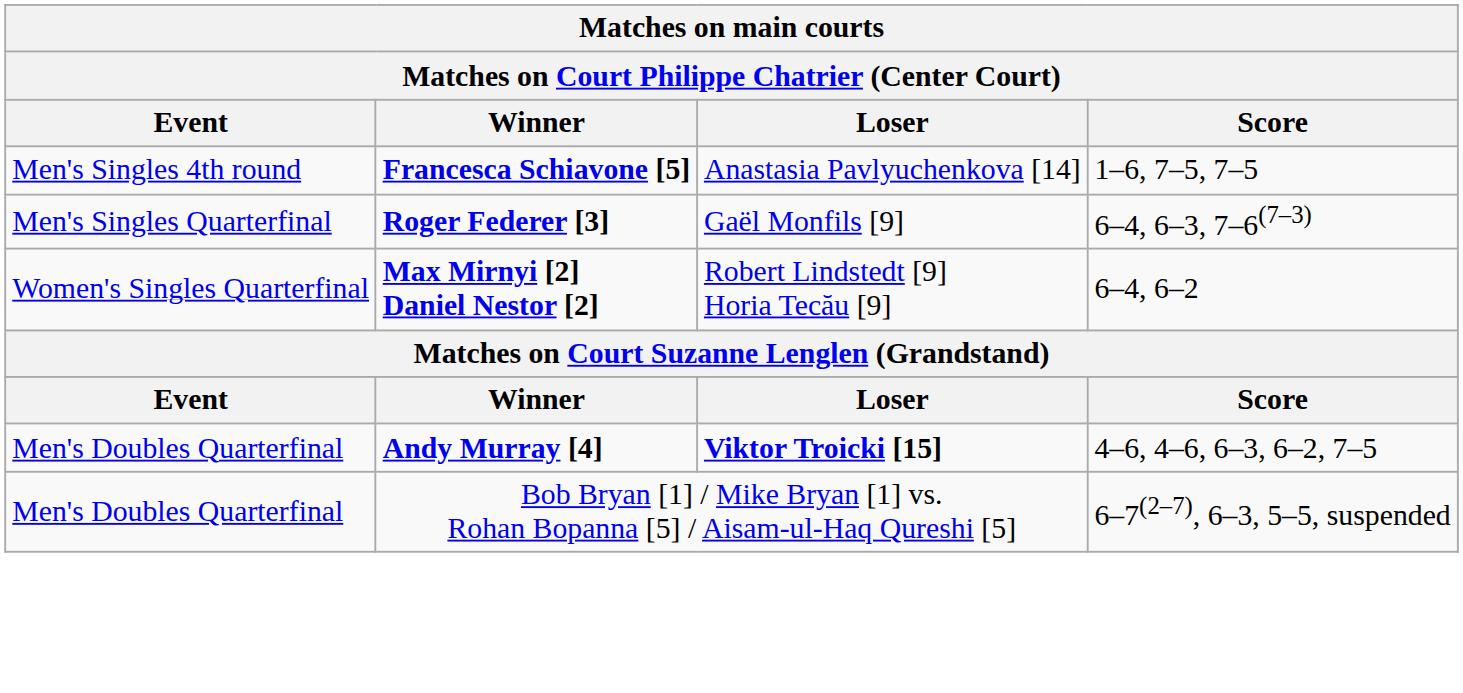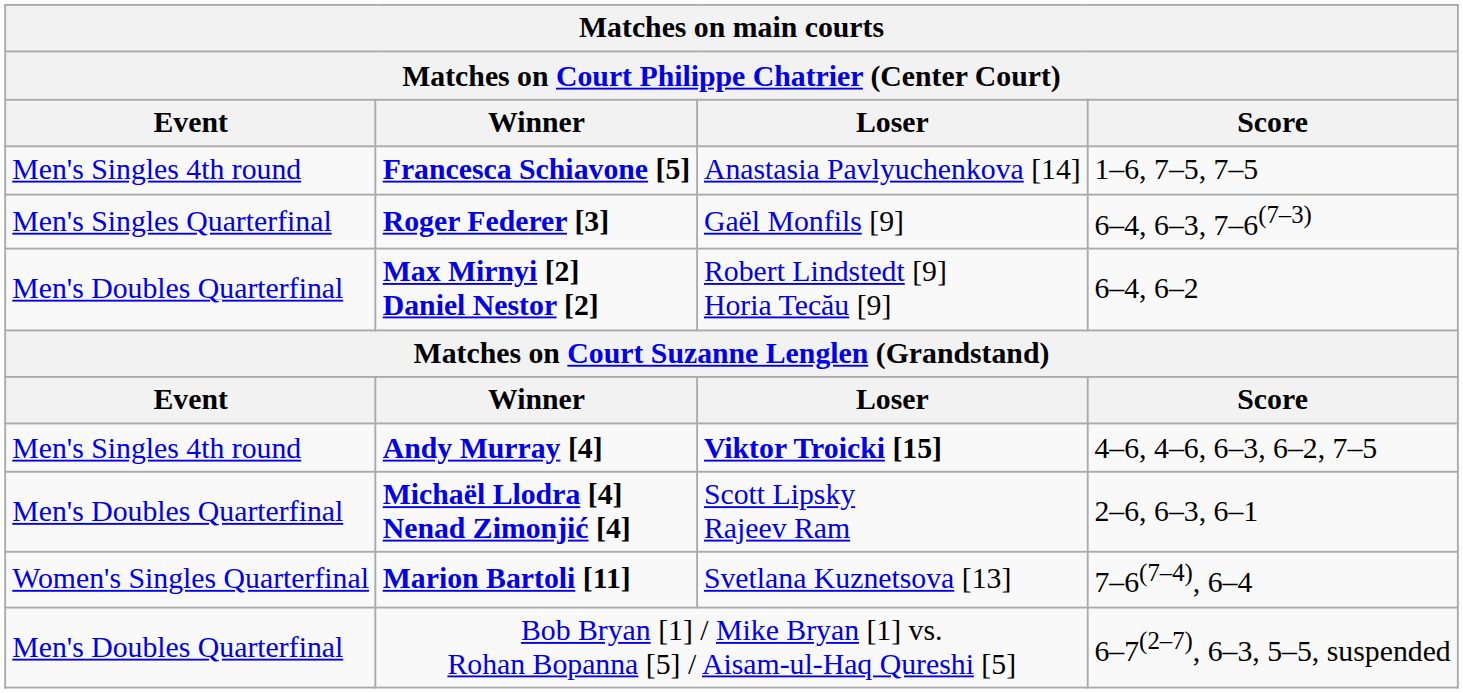(191, 288) Women's Singles Quarterfinal -> (178, 288) Men's Doubles Quarterfinal
(178, 447) Men's Doubles Quarterfinal -> (157, 447) Men's Singles 4th round
+ row: (507, 511)
+ row: (507, 579)
